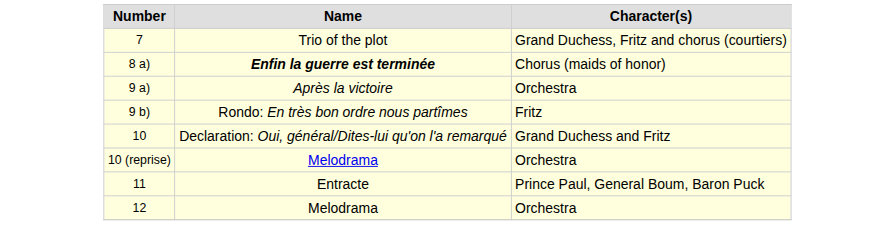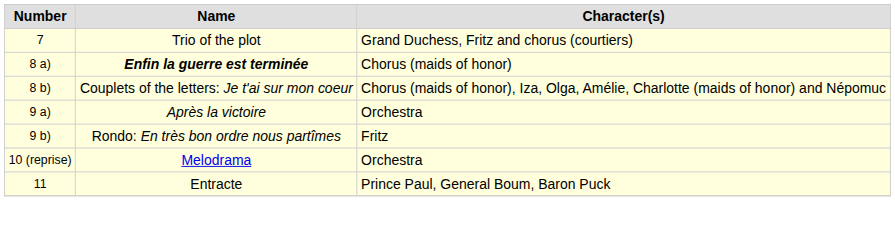+ row: (40, 88)
- row: (139, 136)
- row: (139, 208)
